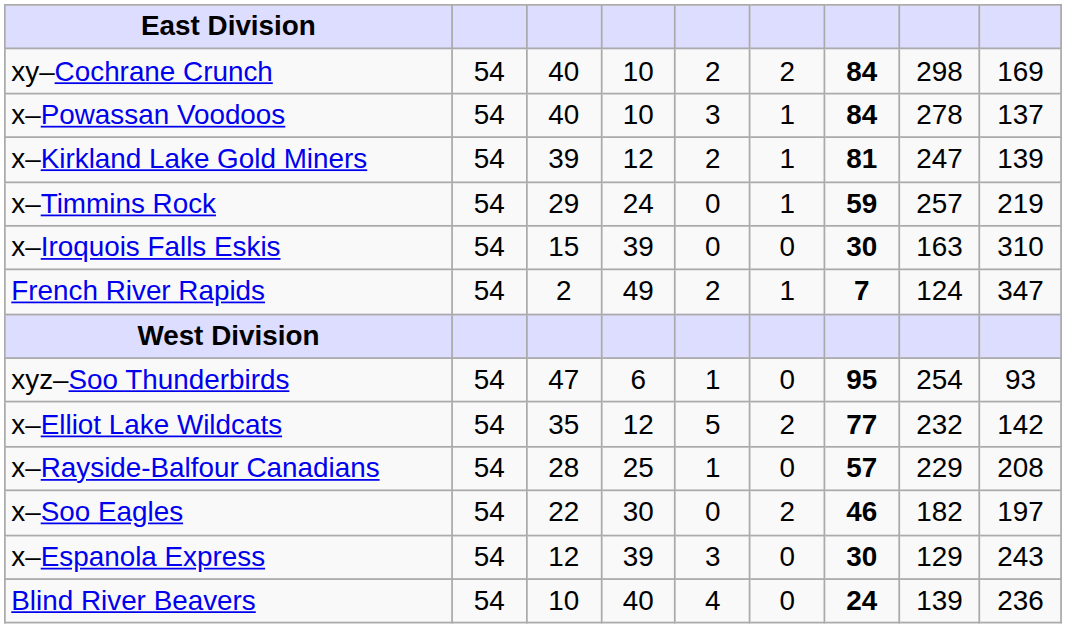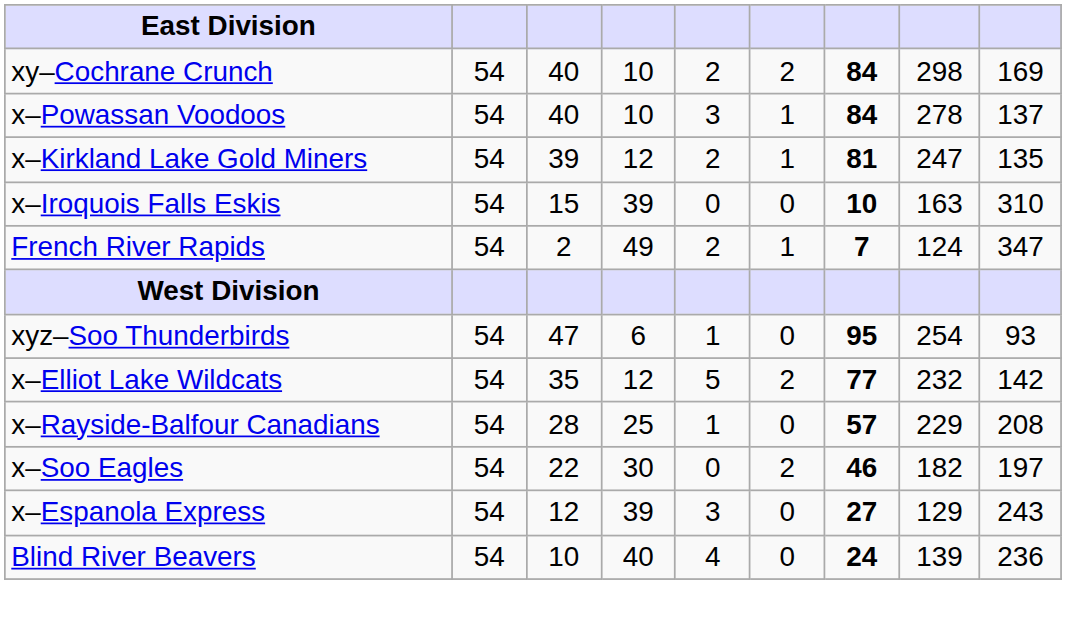(1020, 159) 139 -> (1020, 159) 135
- row: (114, 203)
(862, 247) 30 -> (862, 203) 10
(862, 556) 30 -> (862, 512) 27
